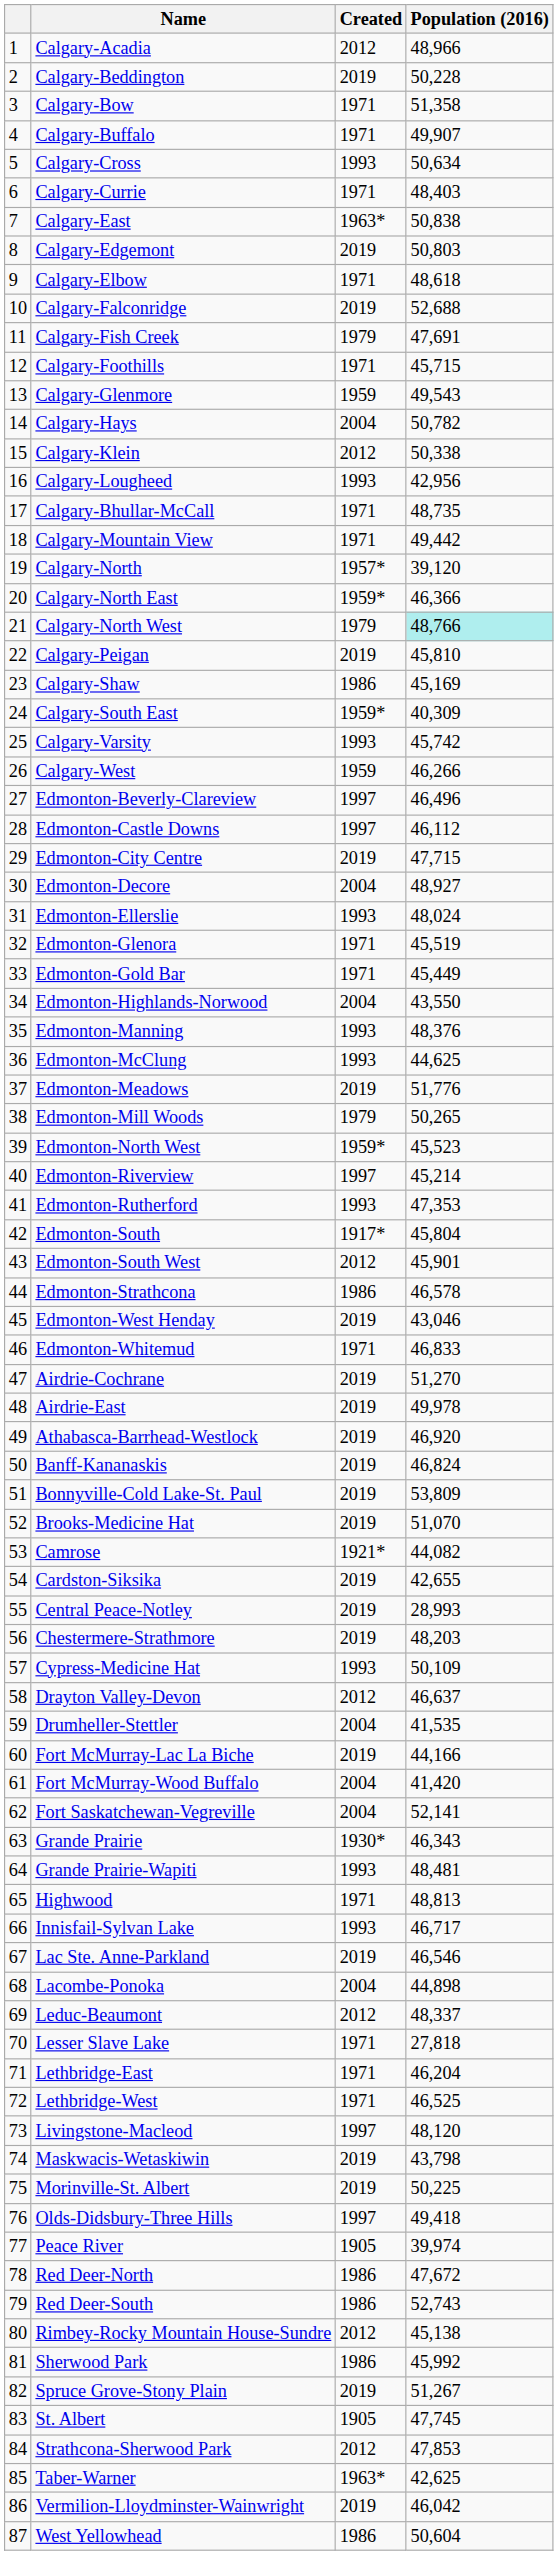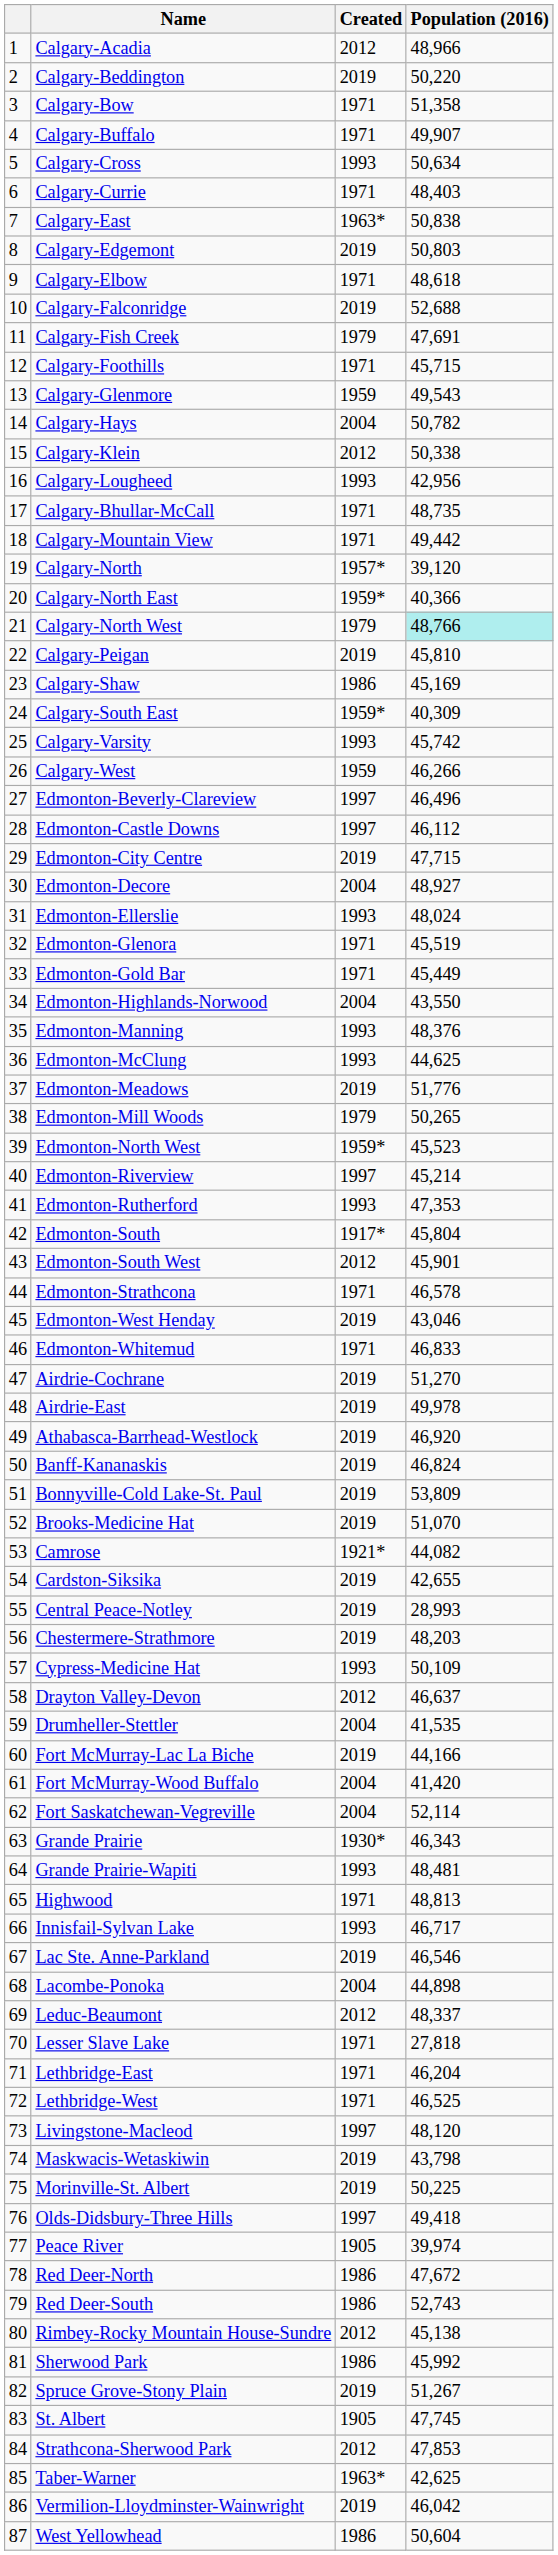(436, 76) 50,228 -> (436, 76) 50,220
(436, 597) 46,366 -> (436, 597) 40,366
(358, 1291) 1986 -> (358, 1291) 1971
(436, 1812) 52,141 -> (435, 1812) 52,114
